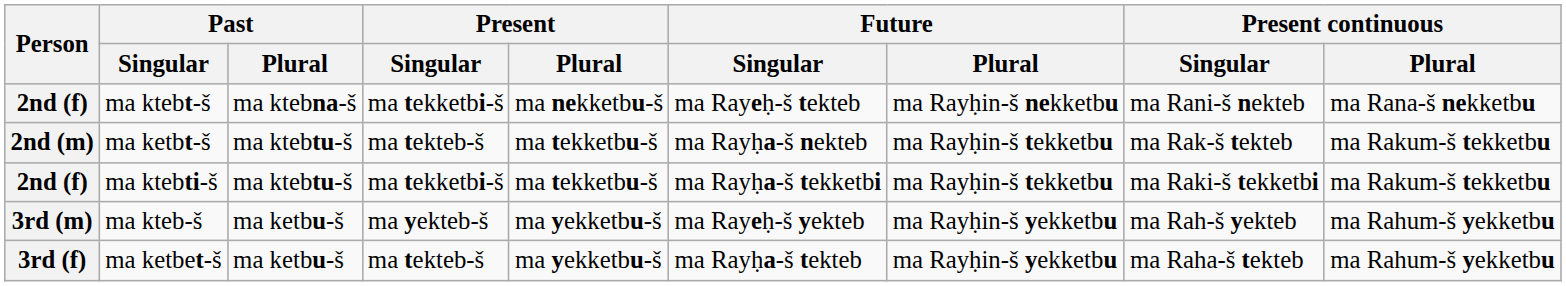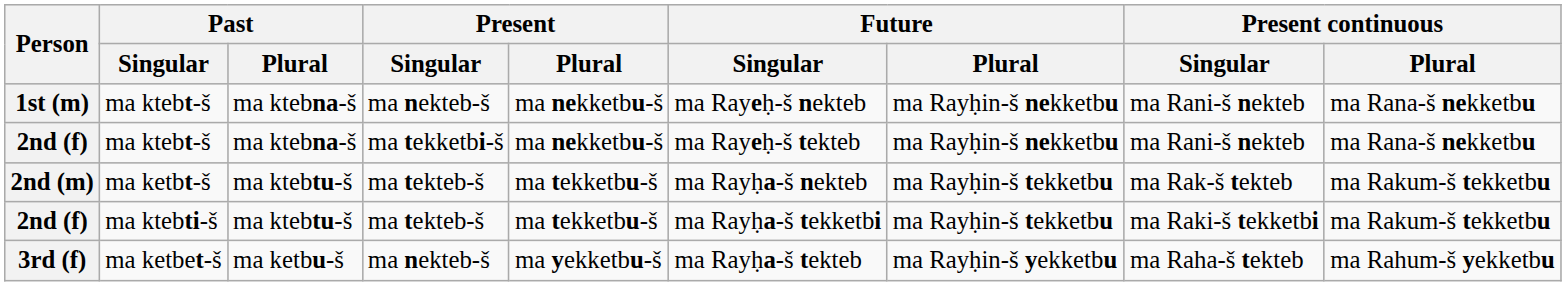+ row: (52, 102)
(436, 181) ma tekketbi-š -> (426, 220) ma tekteb-š
- row: (52, 220)
(426, 260) ma tekteb-š -> (429, 260) ma nekteb-š
